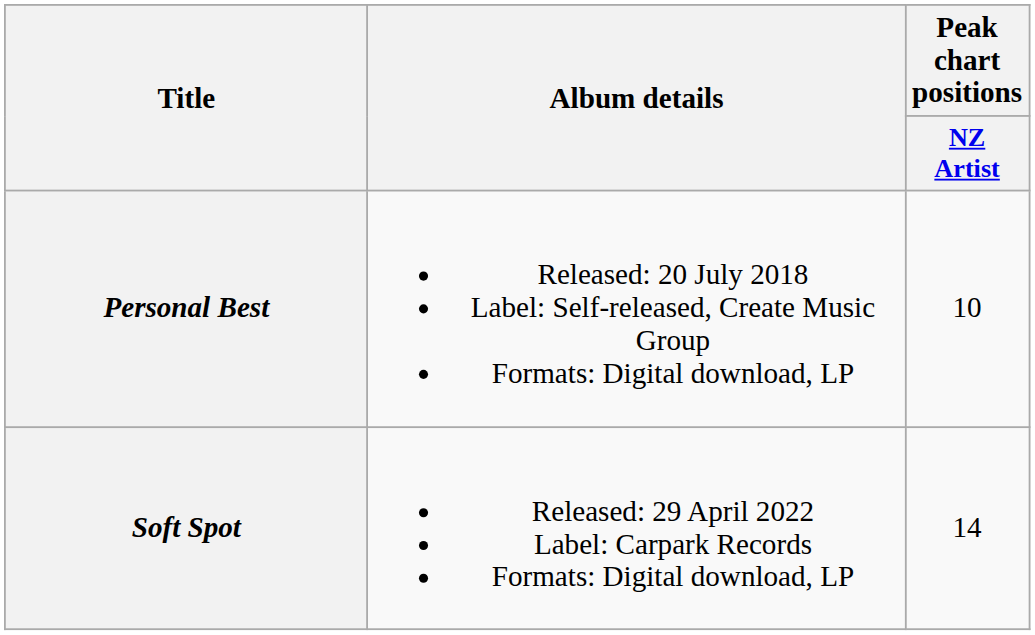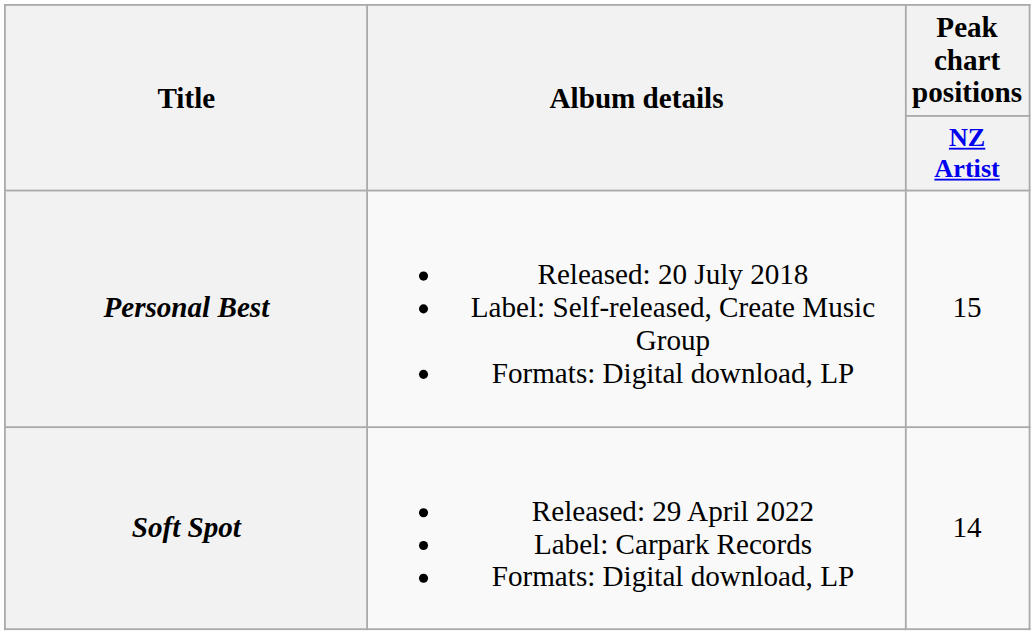(967, 308) 10 -> (967, 308) 15
